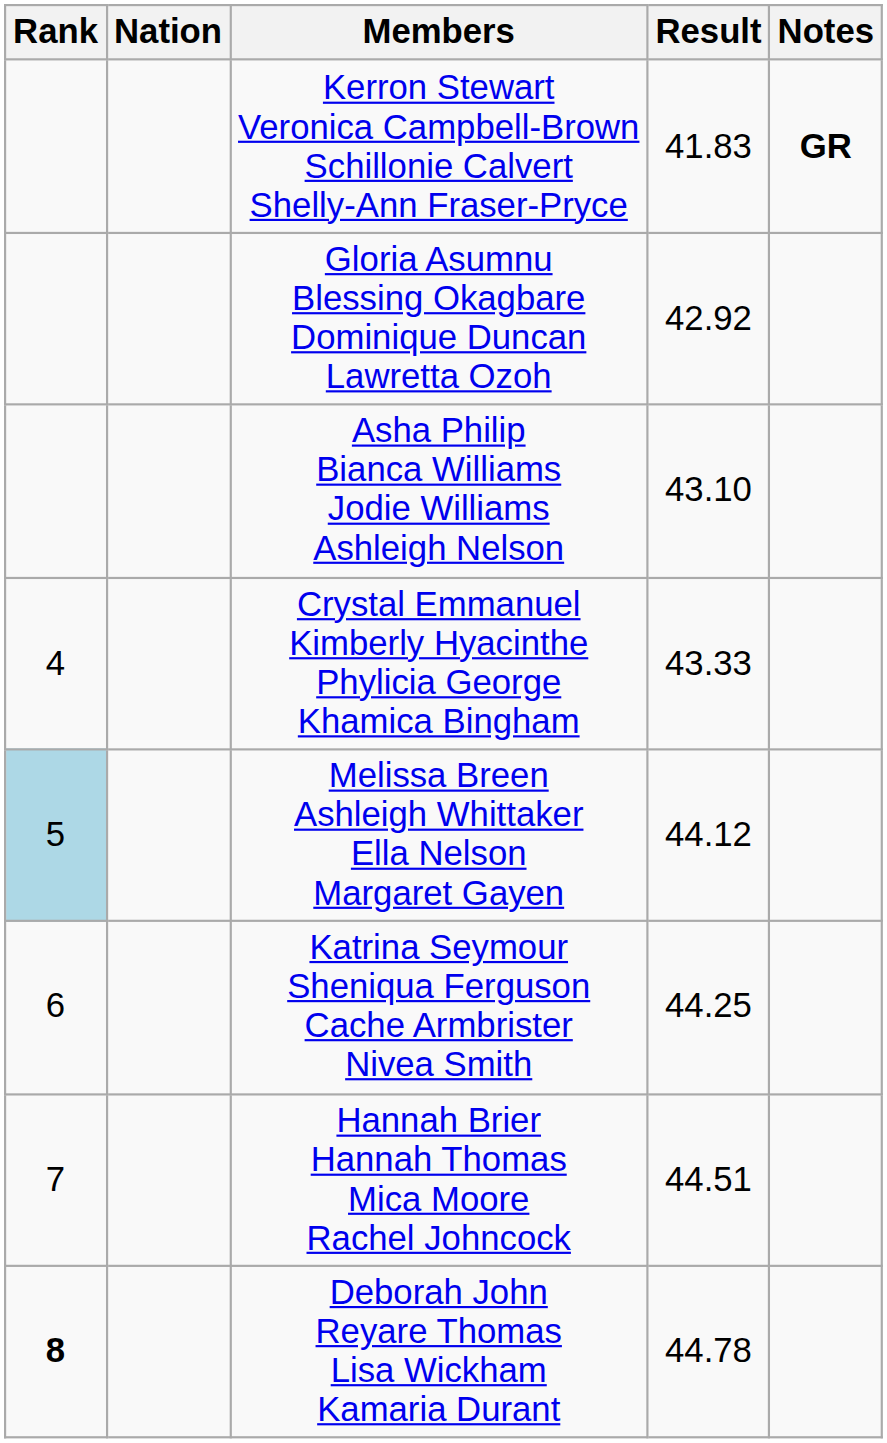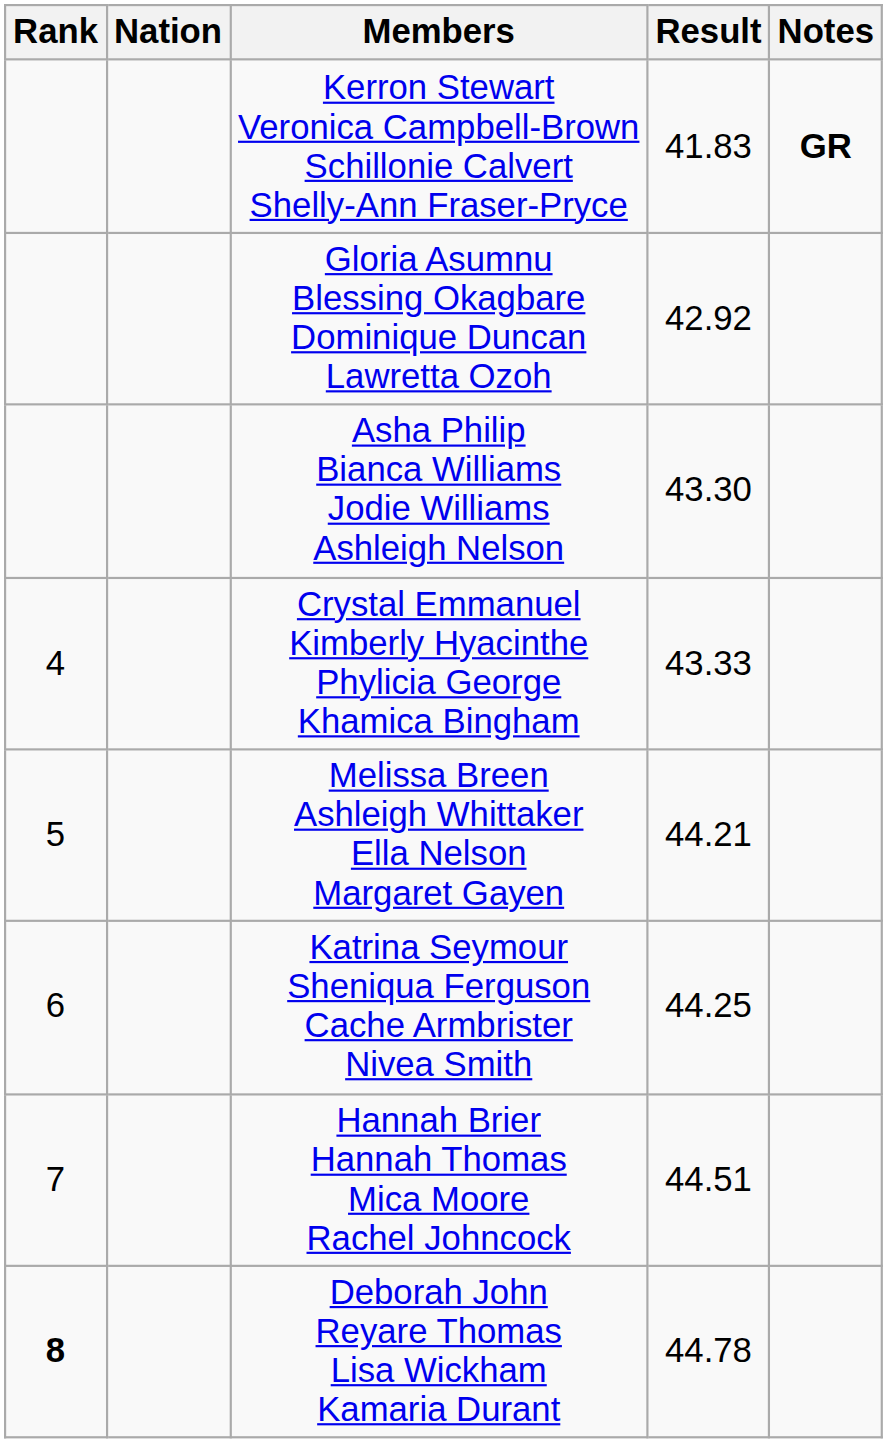(708, 490) 43.10 -> (708, 490) 43.30
(56, 834) lightblue background -> (56, 834) no background
(708, 834) 44.12 -> (708, 834) 44.21
